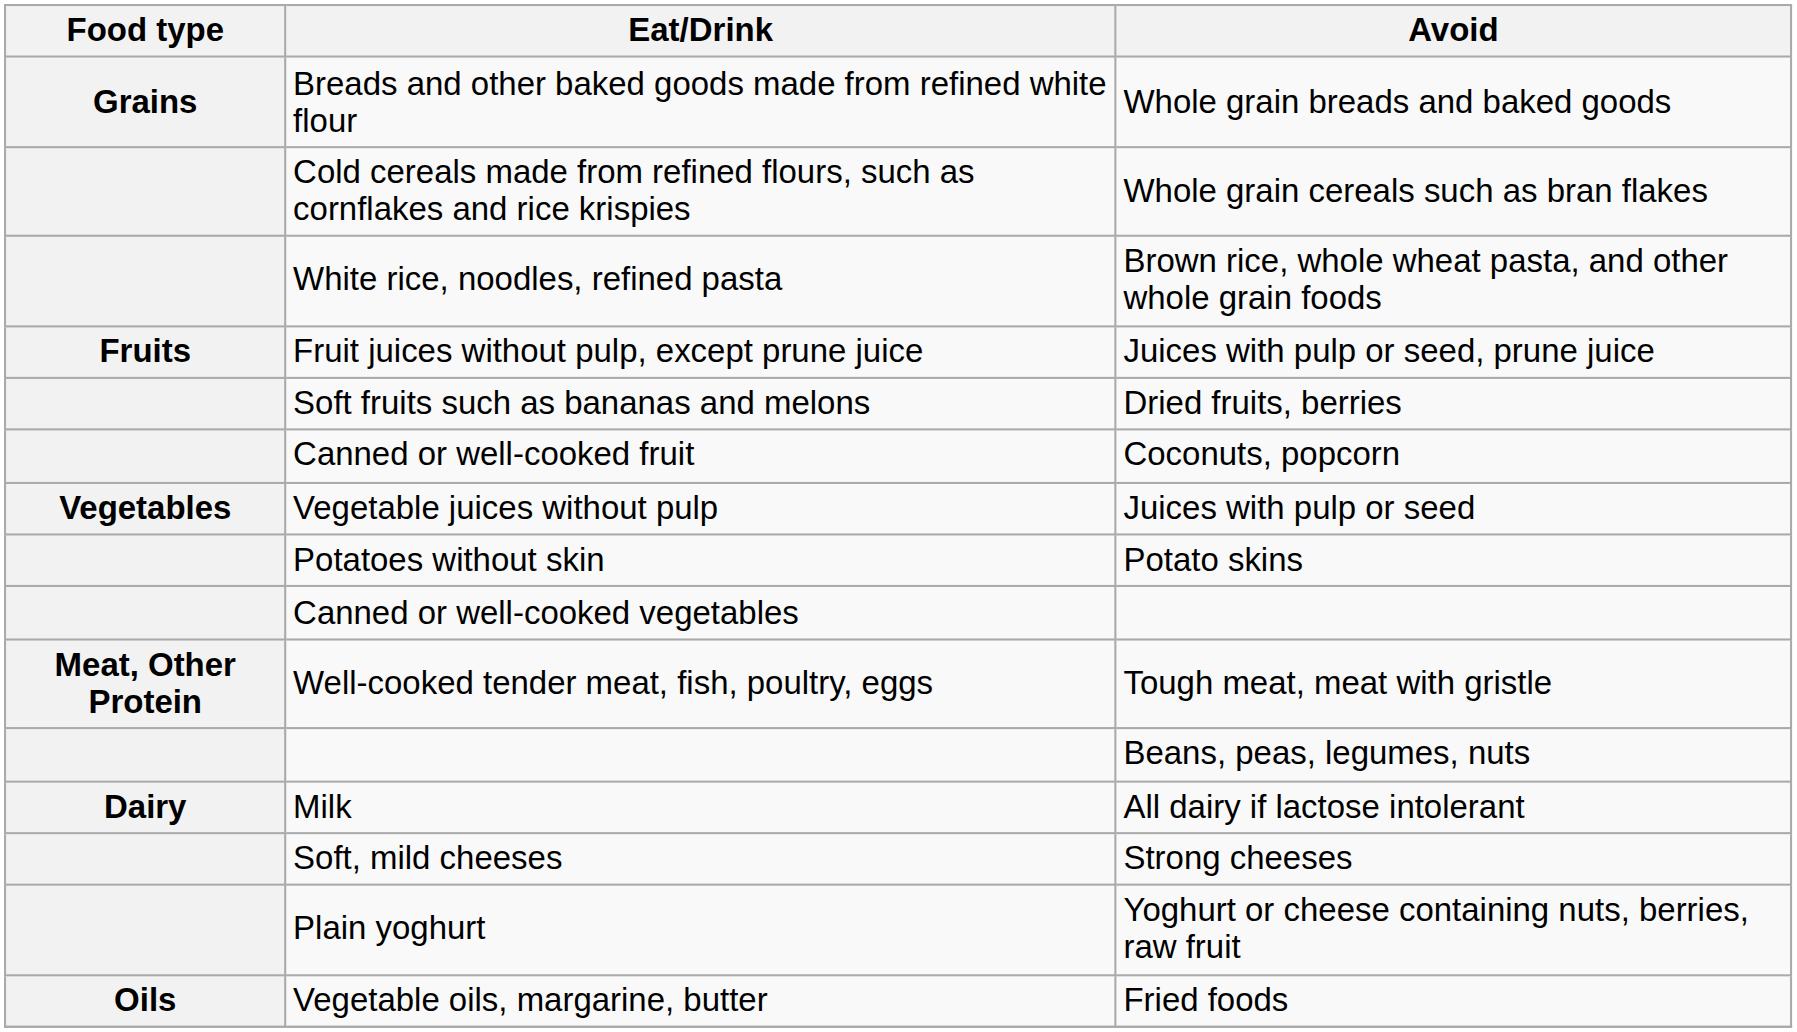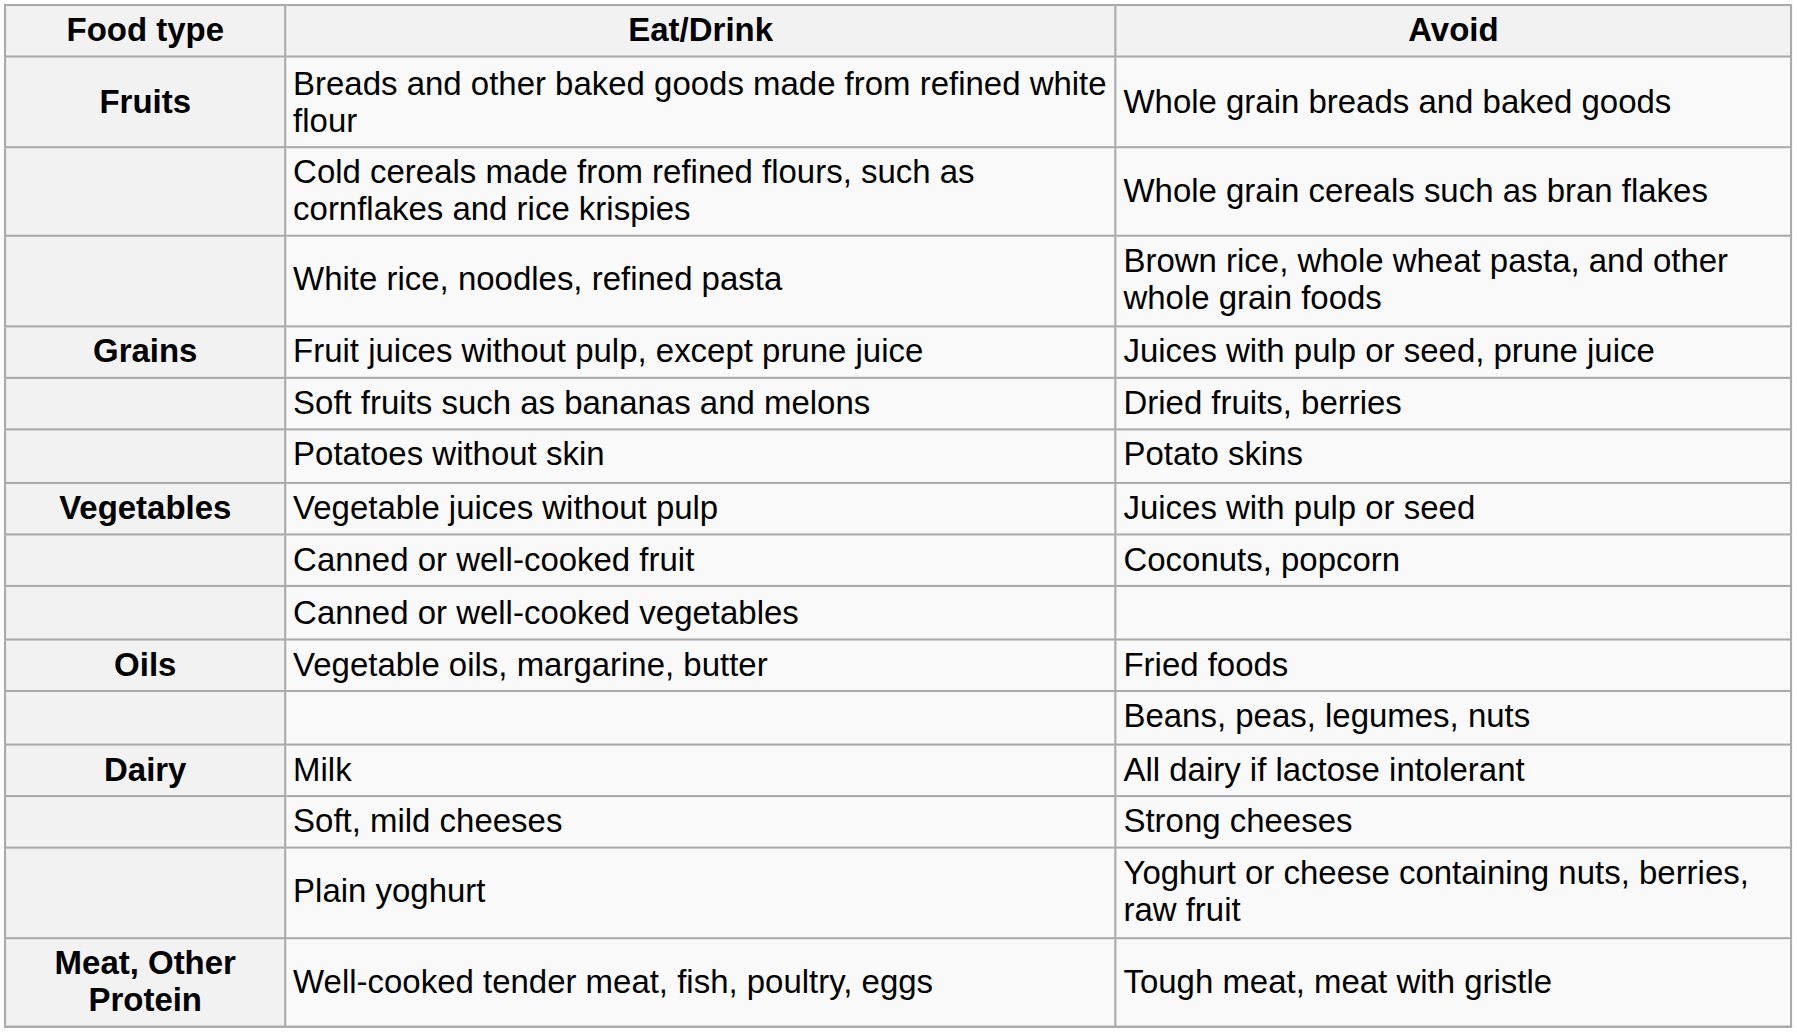(145, 101) Grains -> (145, 101) Fruits
(145, 350) Fruits -> (145, 350) Grains
rows swapped: (494, 455) <-> (449, 560)
rows swapped: (613, 683) <-> (530, 1000)
